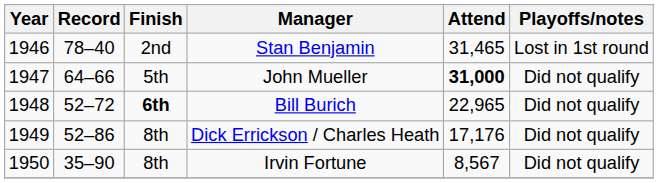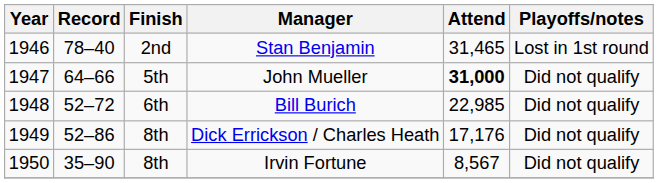(156, 105) bold -> (156, 105) normal
(477, 105) 22,965 -> (477, 105) 22,985
